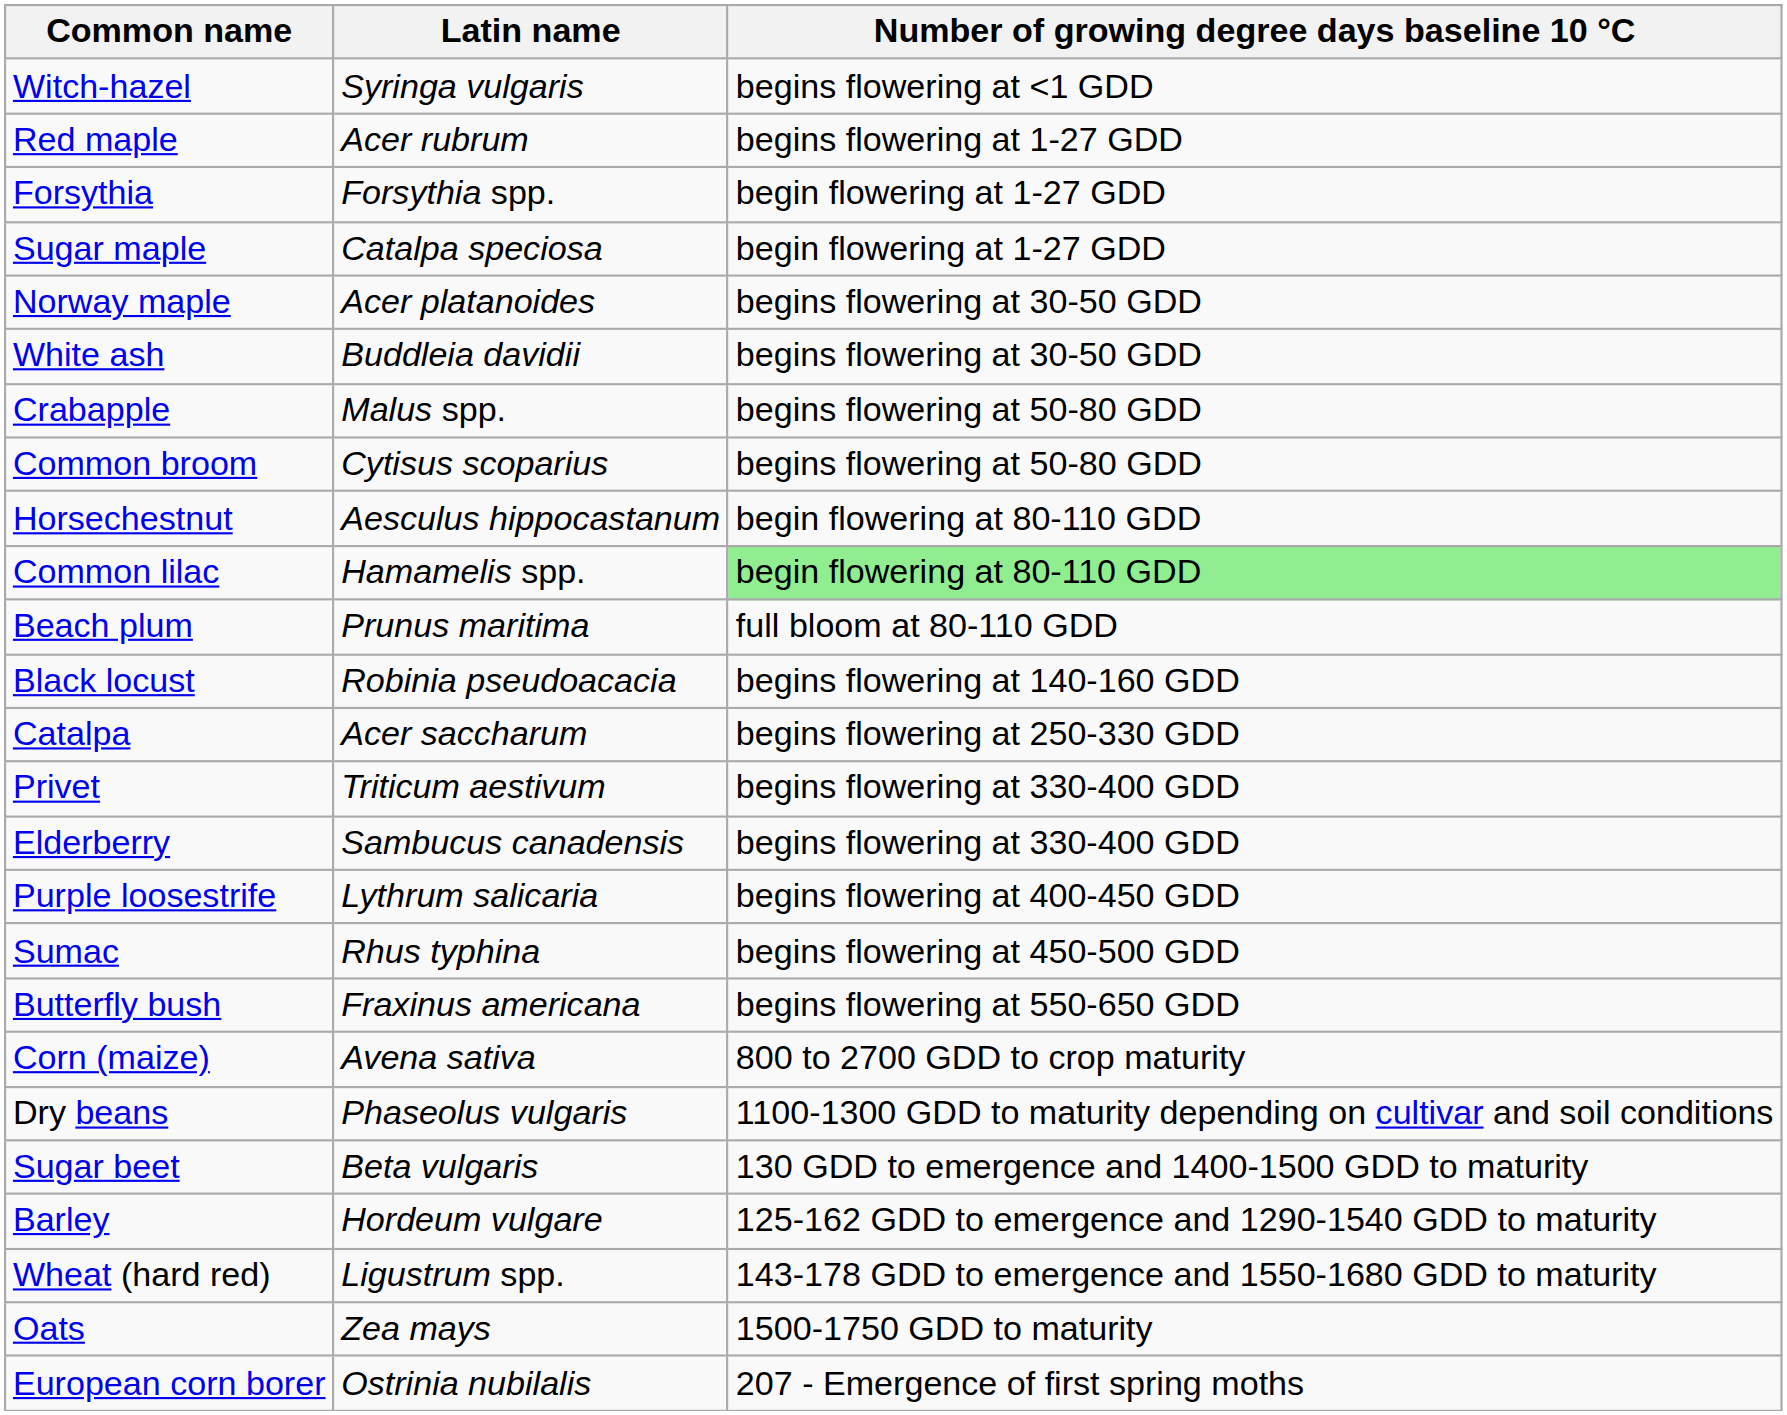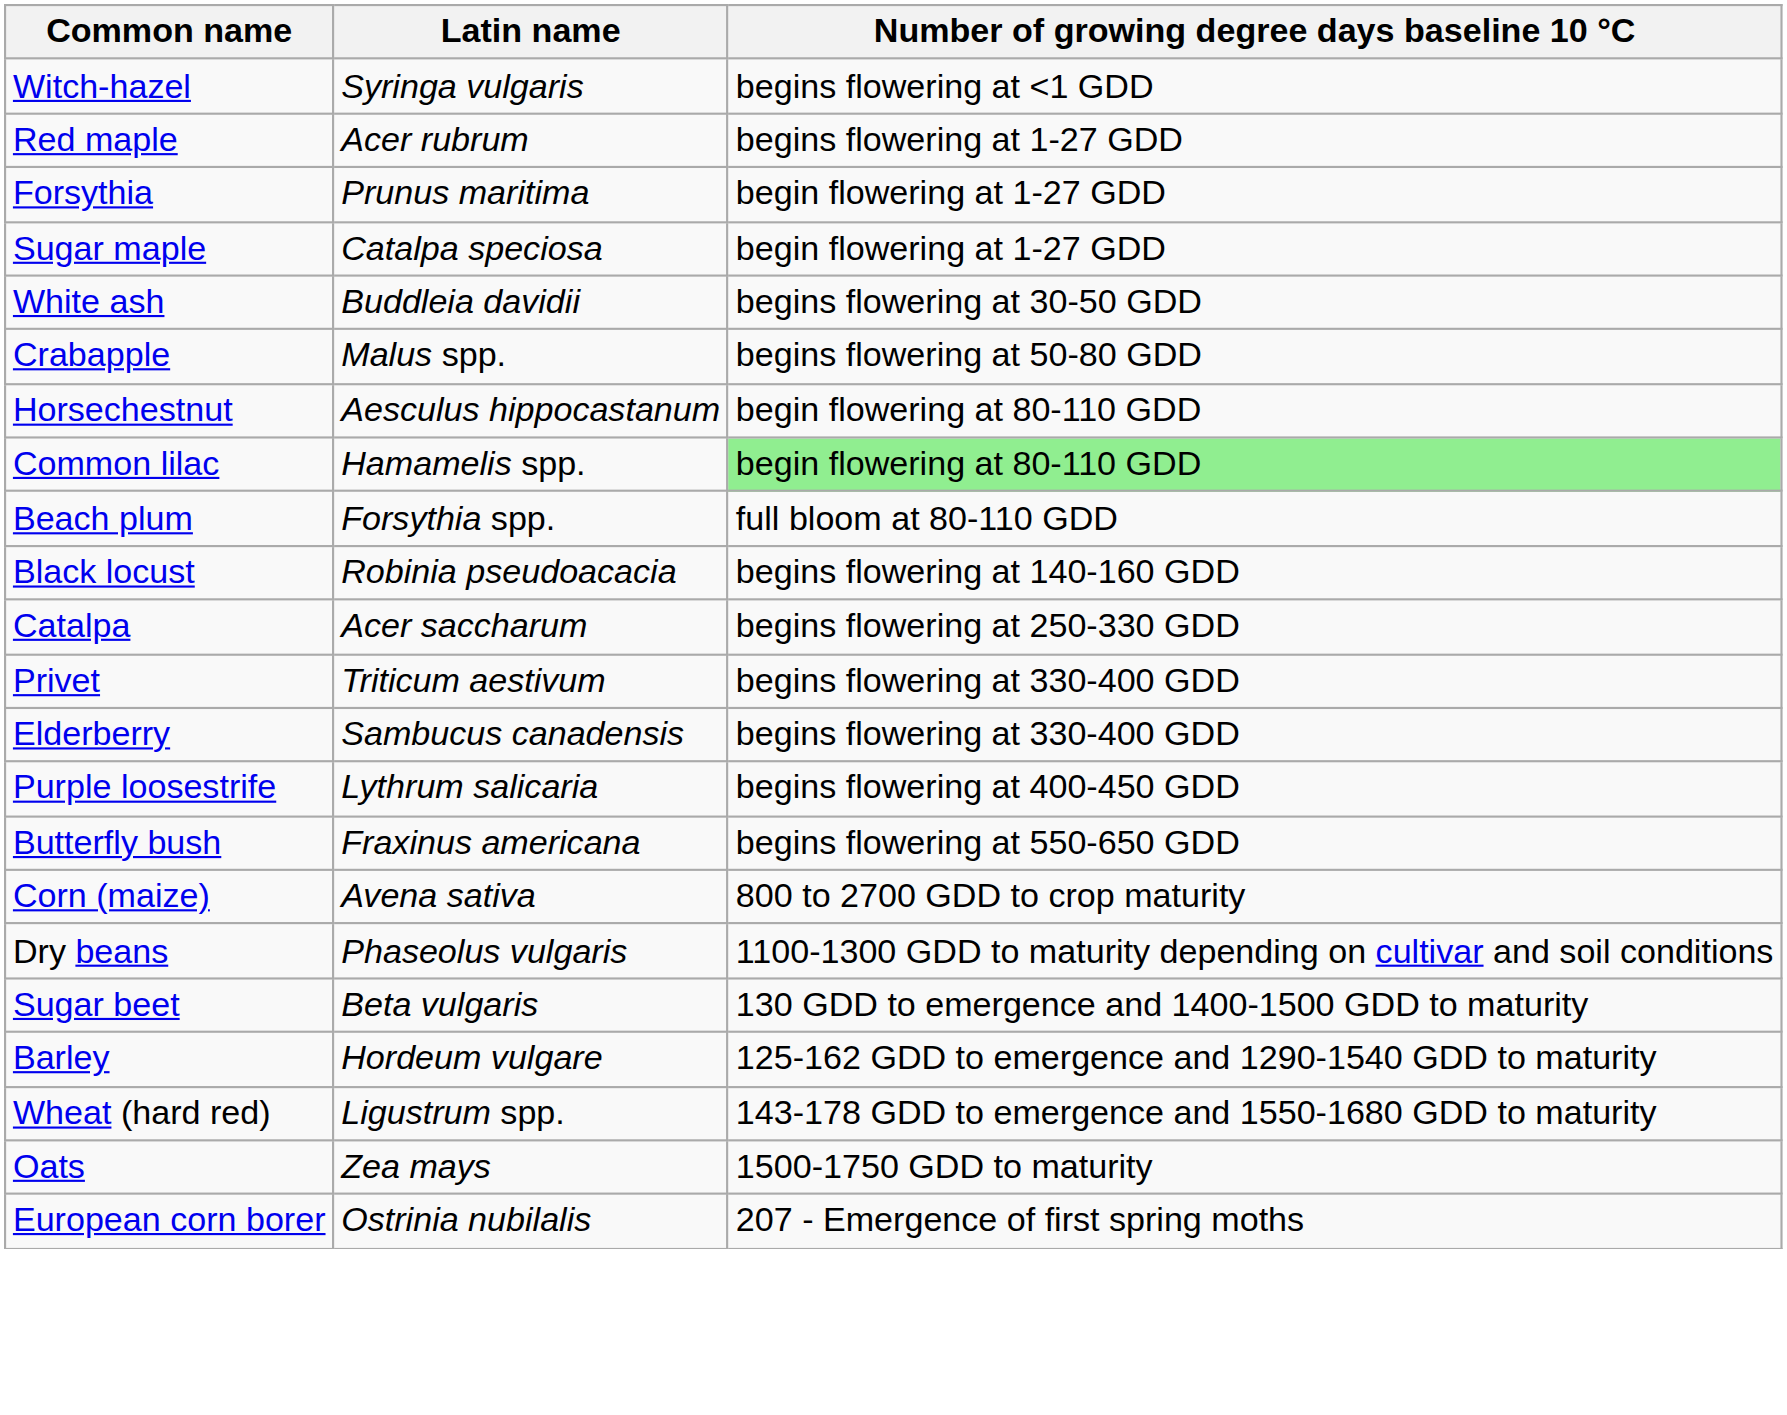(448, 193) Forsythia spp. -> (465, 193) Prunus maritima
- row: (122, 301)
- row: (135, 463)
(465, 626) Prunus maritima -> (448, 517) Forsythia spp.
- row: (66, 950)
